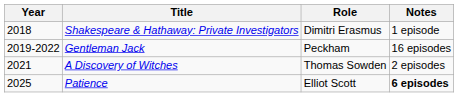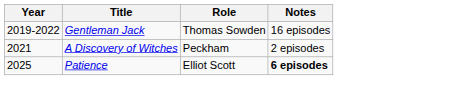- row: (182, 30)
(327, 48) Peckham -> (224, 30) Thomas Sowden
(345, 65) Thomas Sowden -> (206, 48) Peckham
